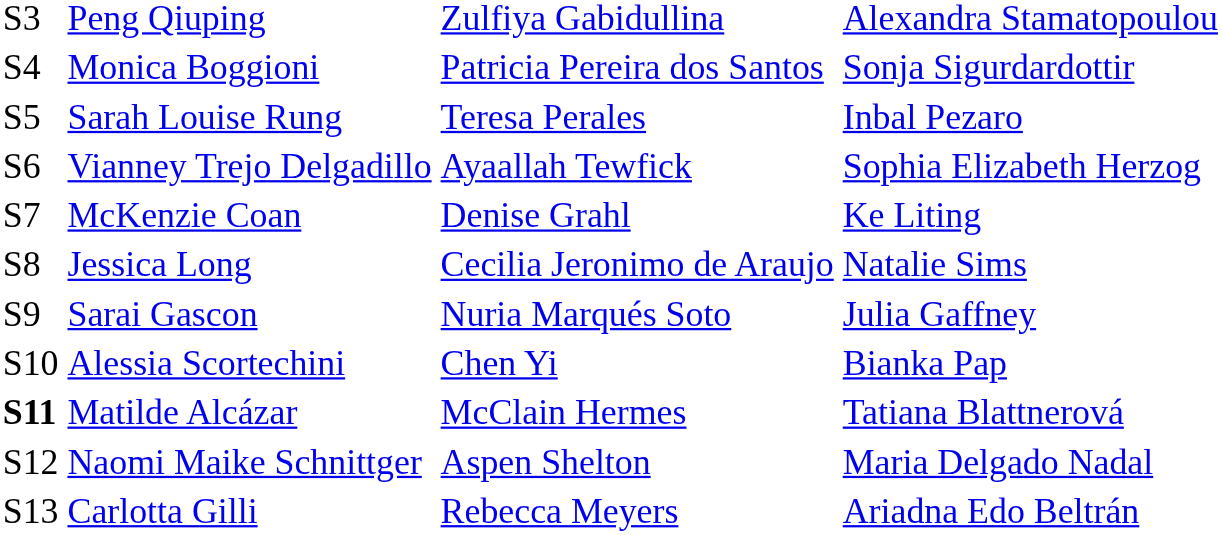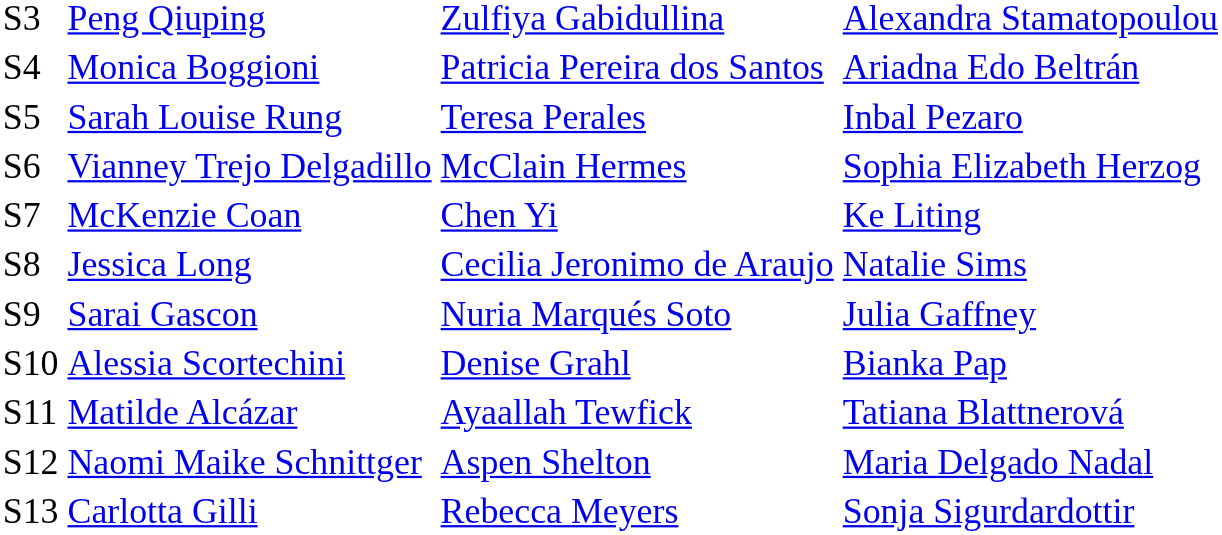(989, 67) Sonja Sigurdardottir -> (991, 67) Ariadna Edo Beltrán
(566, 166) Ayaallah Tewfick -> (564, 166) McClain Hermes
(536, 215) Denise Grahl -> (499, 215) Chen Yi
(499, 363) Chen Yi -> (536, 363) Denise Grahl
(30, 412) bold -> (30, 412) normal
(564, 412) McClain Hermes -> (566, 412) Ayaallah Tewfick
(991, 511) Ariadna Edo Beltrán -> (989, 511) Sonja Sigurdardottir
